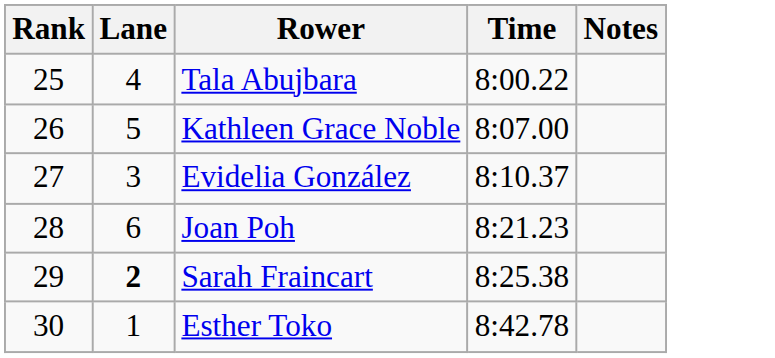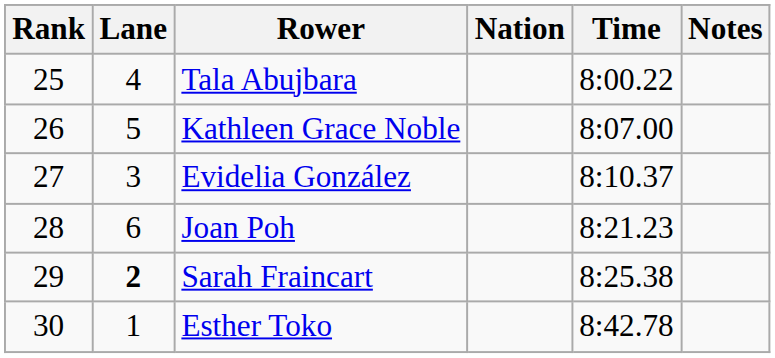+ column: (520, 29)
